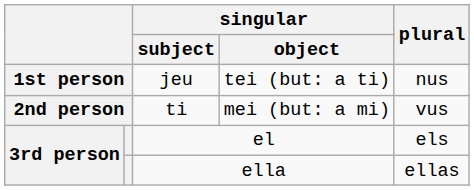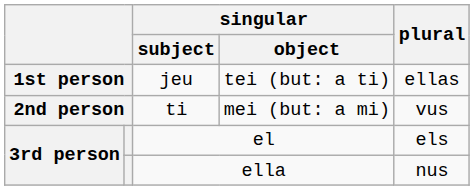(432, 80) nus -> (432, 80) ellas
(432, 170) ellas -> (432, 170) nus
